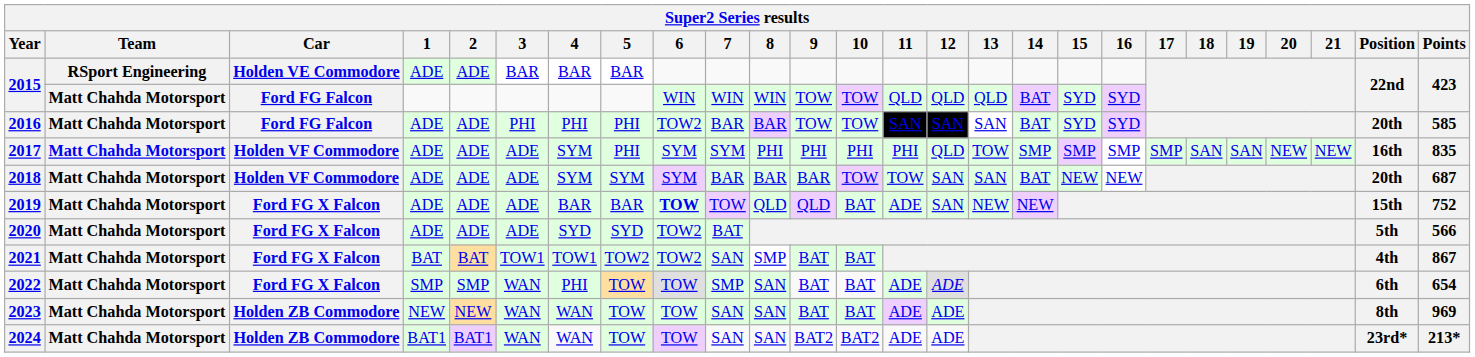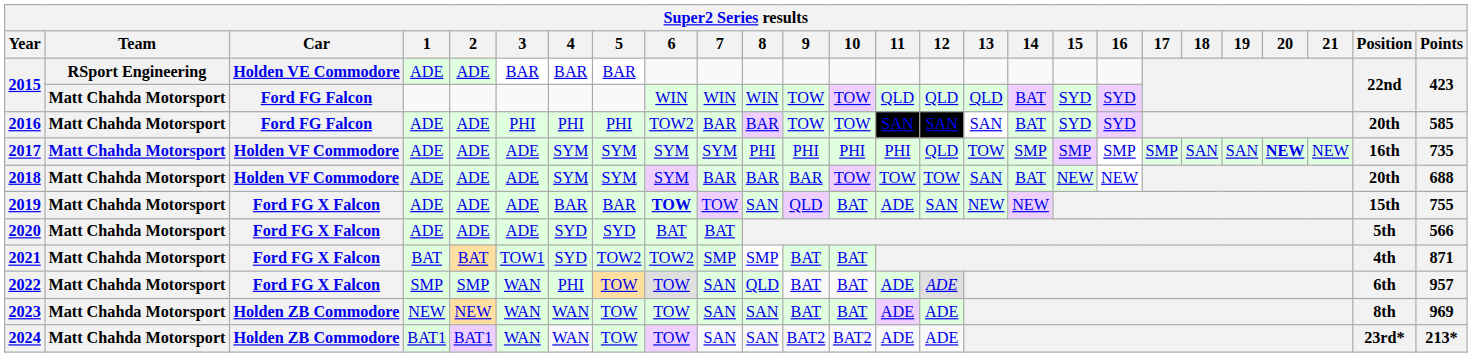(627, 150) PHI -> (619, 150) SYM
(1289, 150) normal -> (1285, 150) bold
(1444, 150) 835 -> (1442, 150) 735
(948, 177) SAN -> (942, 177) TOW
(1444, 177) 687 -> (1442, 177) 688
(770, 204) QLD -> (762, 204) SAN
(1444, 204) 752 -> (1442, 204) 755
(679, 231) TOW2 -> (671, 231) BAT
(575, 257) TOW1 -> (571, 257) SYD
(727, 257) SAN -> (720, 257) SMP
(1444, 257) 867 -> (1442, 257) 871
(728, 284) SMP -> (720, 284) SAN
(770, 284) SAN -> (762, 284) QLD
(1444, 284) 654 -> (1442, 284) 957
